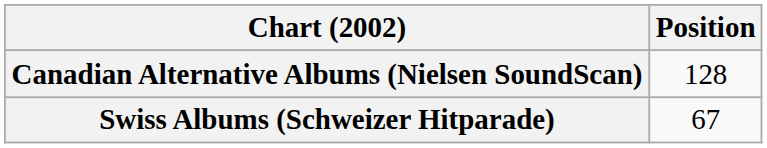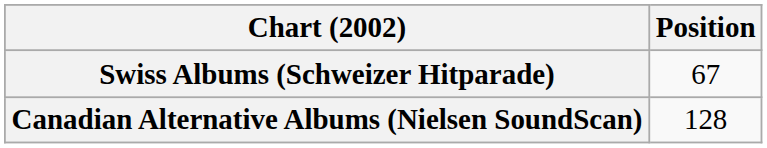rows swapped: (327, 73) <-> (327, 119)
